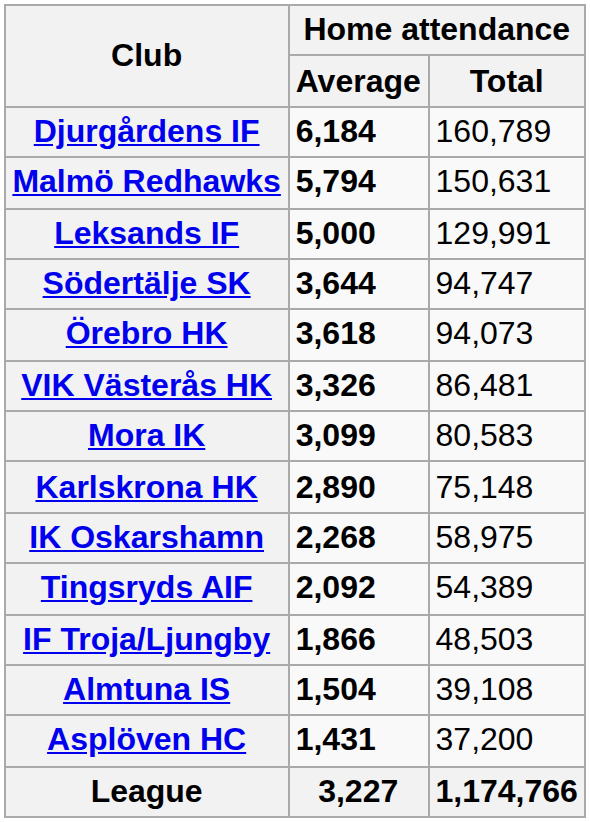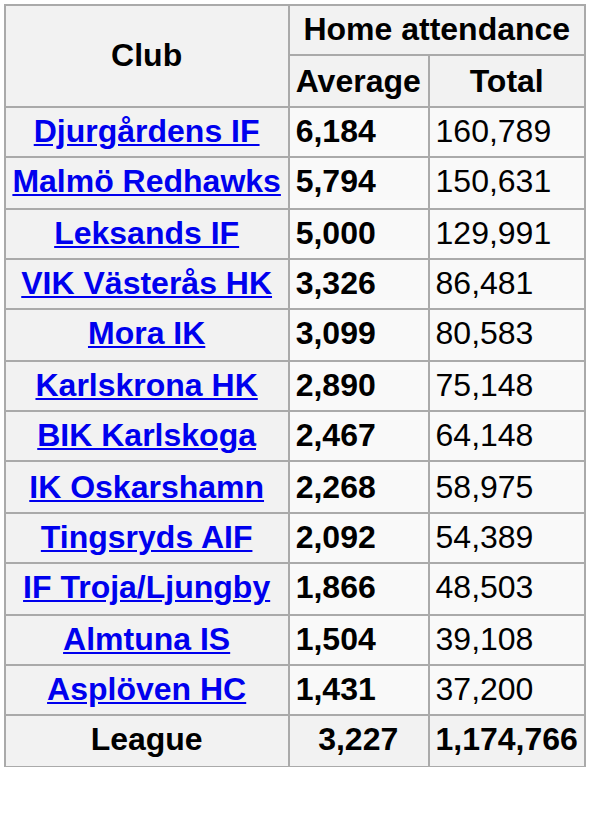- row: (147, 283)
- row: (147, 334)
+ row: (147, 435)
